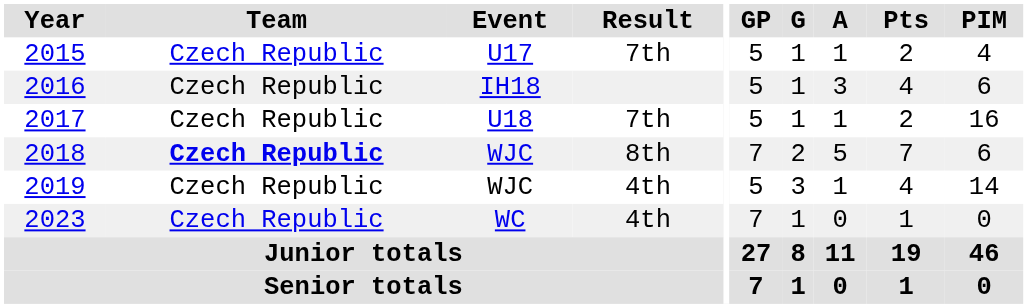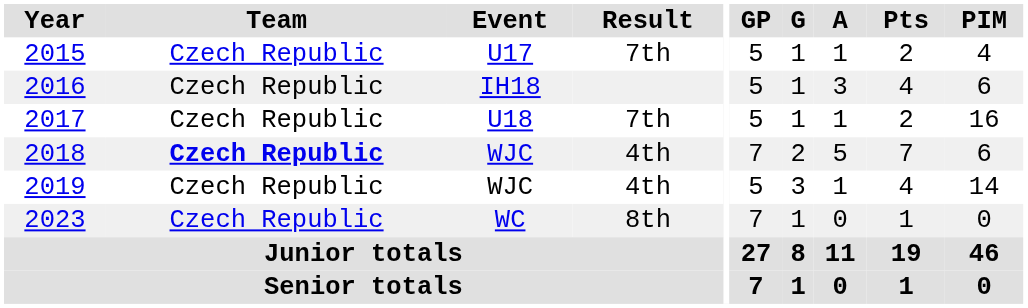(648, 154) 8th -> (648, 154) 4th
(648, 221) 4th -> (648, 221) 8th
